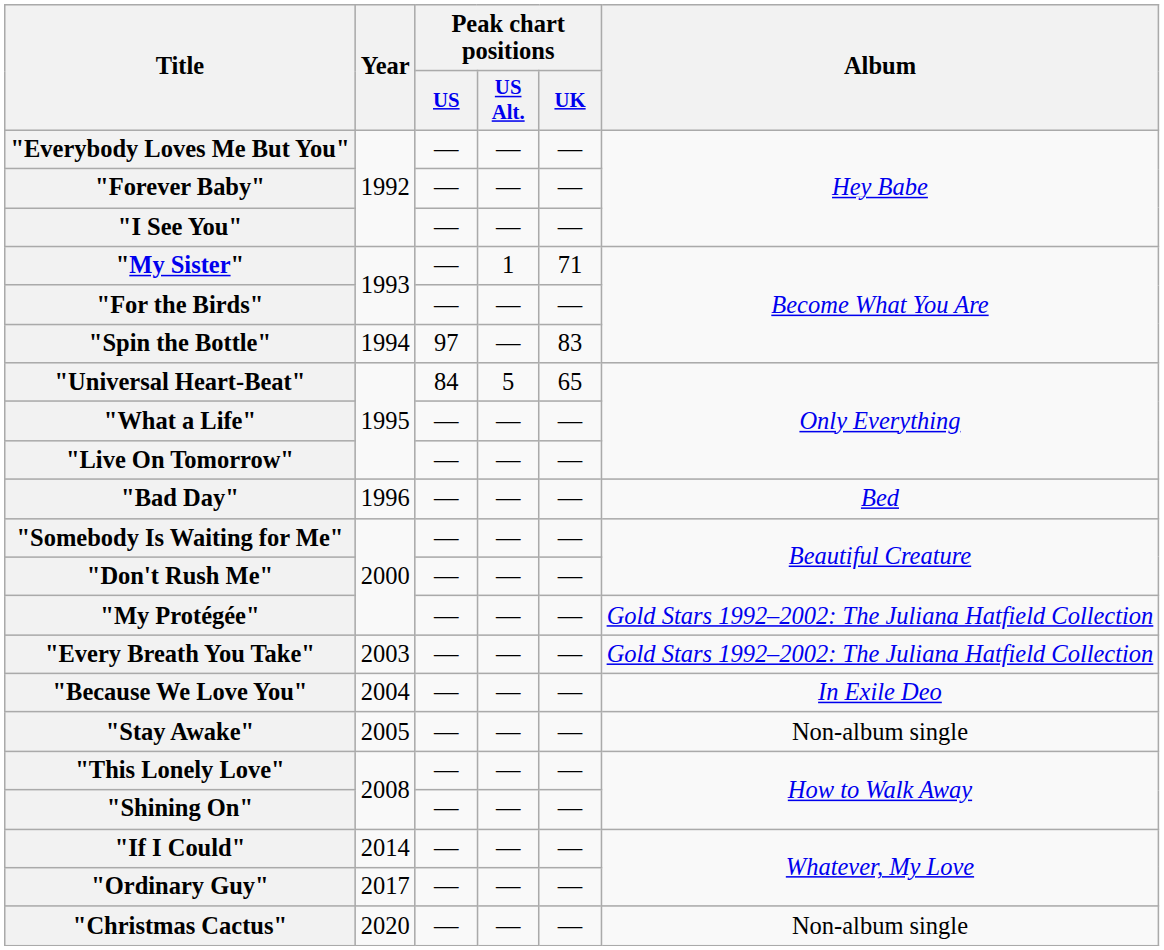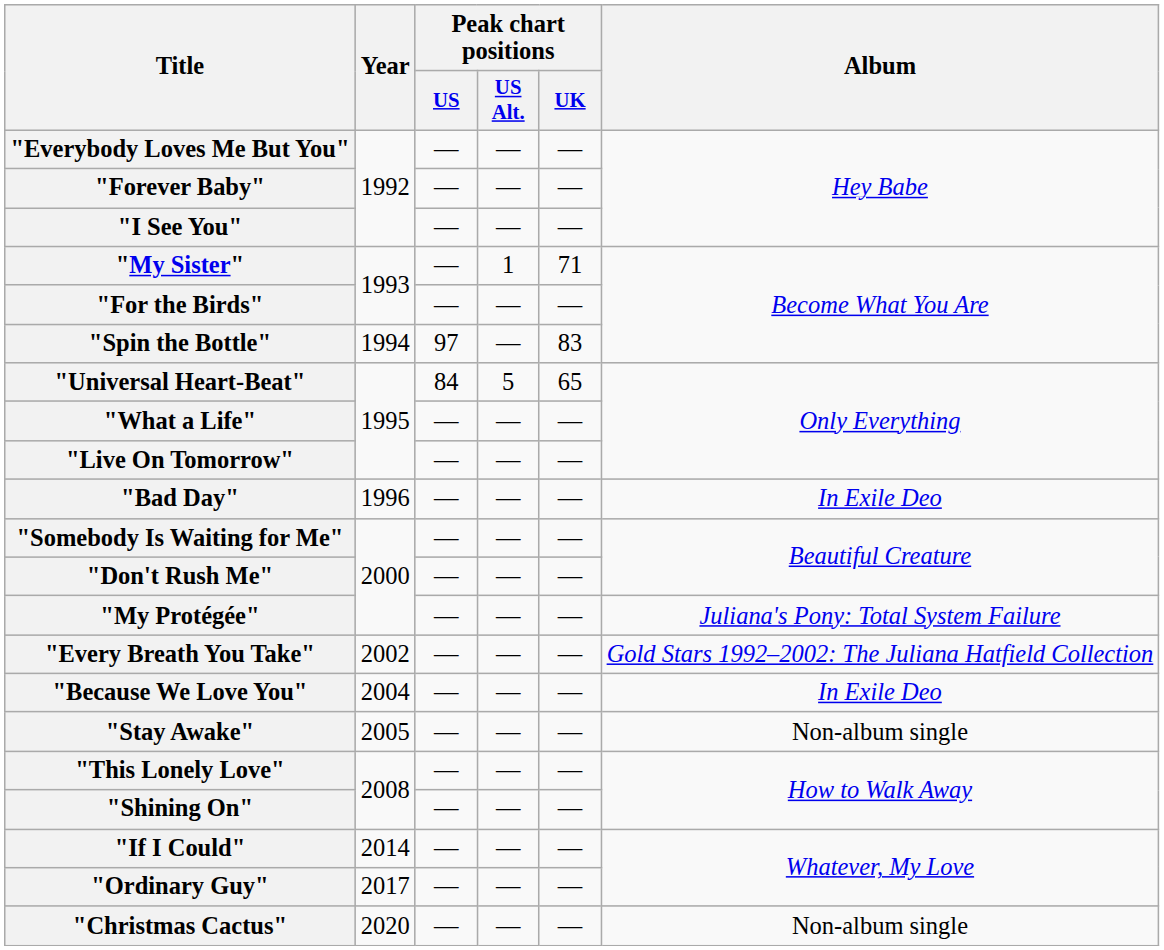(880, 498) Bed -> (880, 498) In Exile Deo
(880, 614) Gold Stars 1992–2002: The Juliana Hatfield Collection -> (880, 614) Juliana's Pony: Total System Failure
(385, 653) 2003 -> (385, 653) 2002
